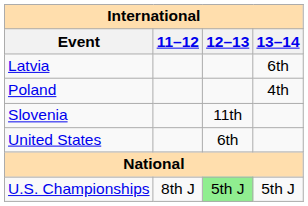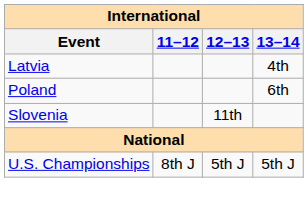(278, 66) 6th -> (278, 66) 4th
(278, 90) 4th -> (278, 90) 6th
- row: (55, 139)
(228, 189) lightgreen background -> (228, 164) no background
